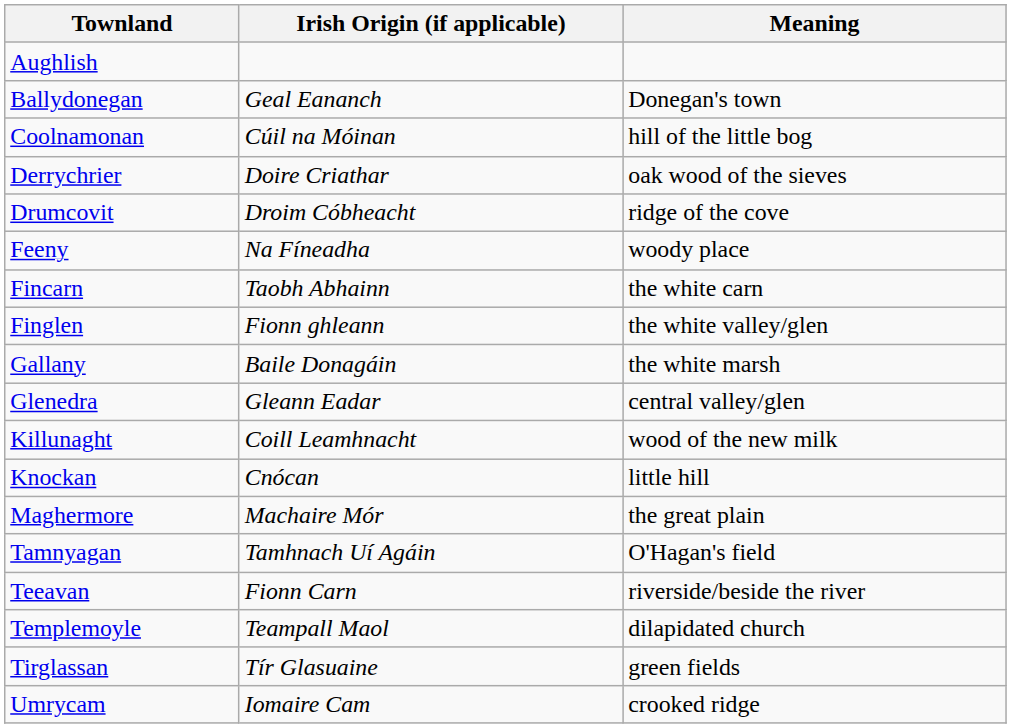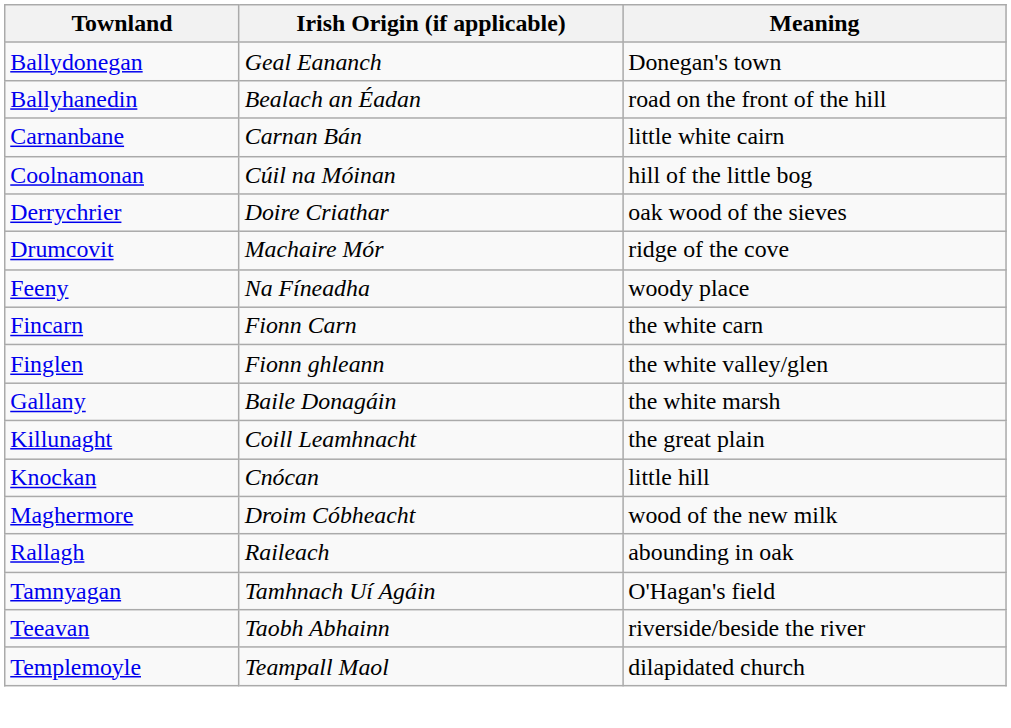- row: (54, 61)
+ row: (74, 99)
+ row: (67, 136)
(330, 212) Droim Cóbheacht -> (314, 250) Machaire Mór
(317, 288) Taobh Abhainn -> (301, 325) Fionn Carn
- row: (54, 401)
(733, 439) wood of the new milk -> (696, 439) the great plain
(314, 514) Machaire Mór -> (330, 514) Droim Cóbheacht
(696, 514) the great plain -> (733, 514) wood of the new milk
+ row: (47, 552)
(301, 590) Fionn Carn -> (317, 628) Taobh Abhainn
- row: (59, 666)
- row: (58, 703)
